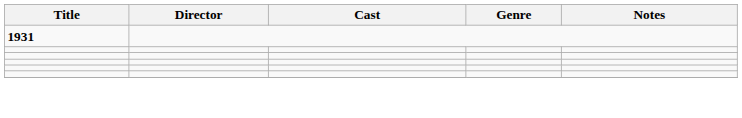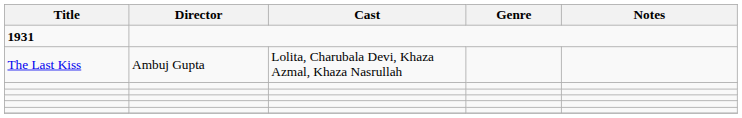+ row: (44, 64)
